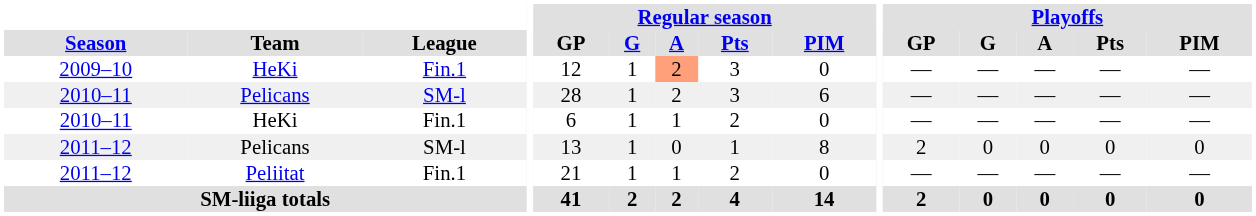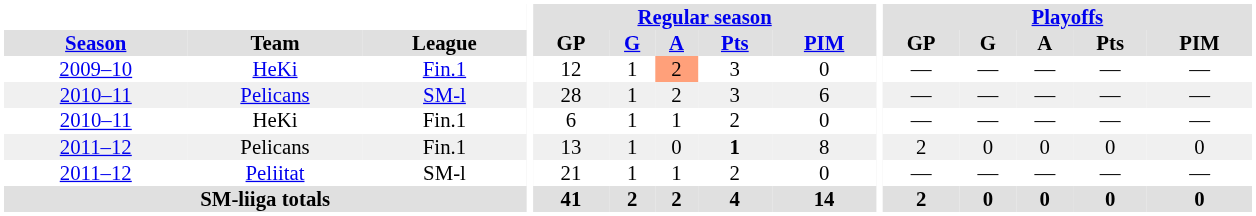(444, 146) SM-l -> (444, 146) Fin.1
(735, 146) normal -> (735, 146) bold
(444, 172) Fin.1 -> (444, 172) SM-l
